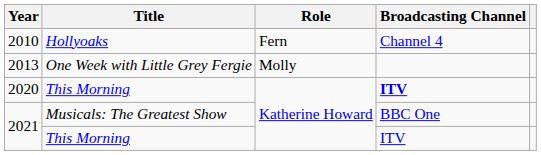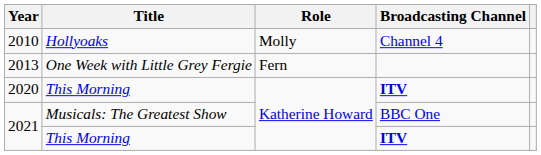(273, 41) Fern -> (278, 41) Molly
(278, 65) Molly -> (273, 65) Fern
(393, 138) normal -> (394, 138) bold
